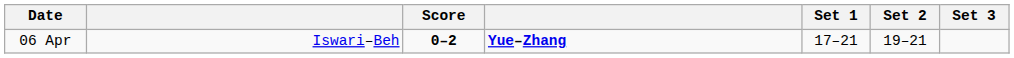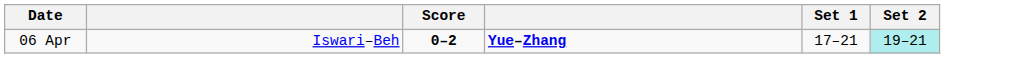- column: (974, 16)
(905, 41) no background -> (905, 41) paleturquoise background
